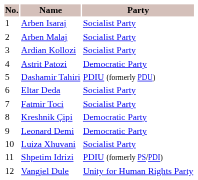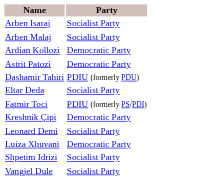- column: (12, 10)
(109, 50) Socialist Party -> (99, 50) Democratic Party
(109, 104) Socialist Party -> (107, 104) PDIU (formerly PS/PDI)
(115, 131) Democratic Party -> (93, 131) Socialist Party
(109, 144) Socialist Party -> (99, 144) Democratic Party
(123, 157) PDIU (formerly PS/PDI) -> (93, 157) Socialist Party
(138, 171) Unity for Human Rights Party -> (93, 171) Socialist Party
